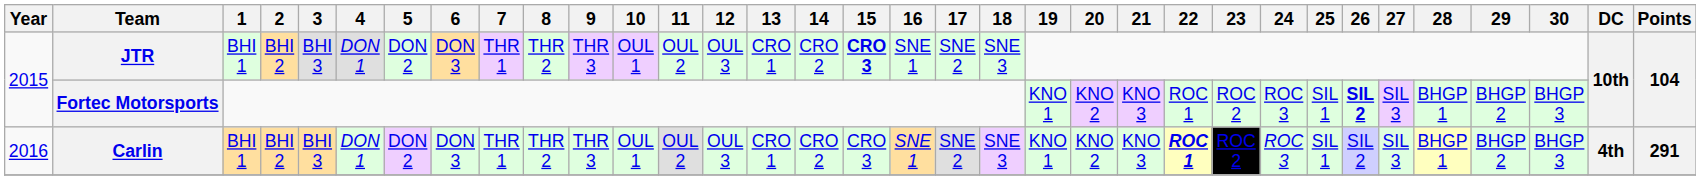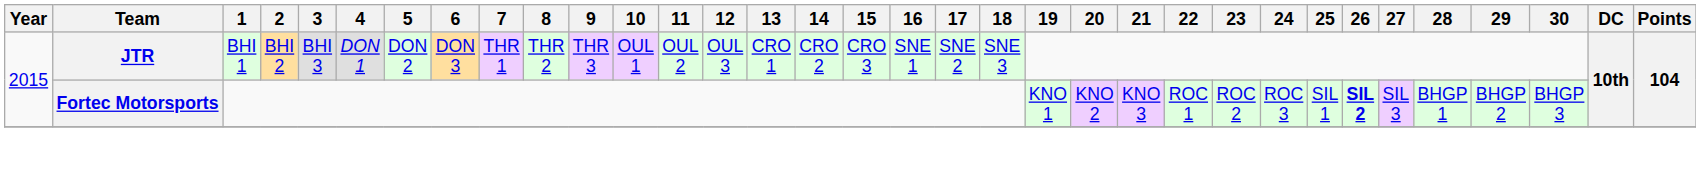(867, 56) bold -> (867, 56) normal
- row: (138, 151)
